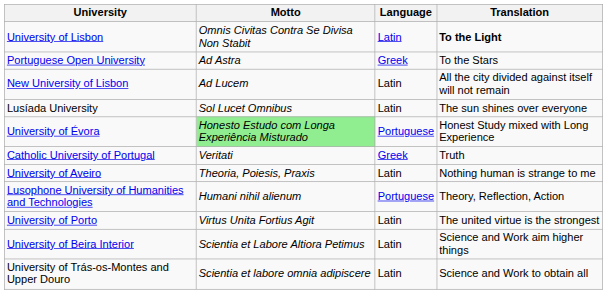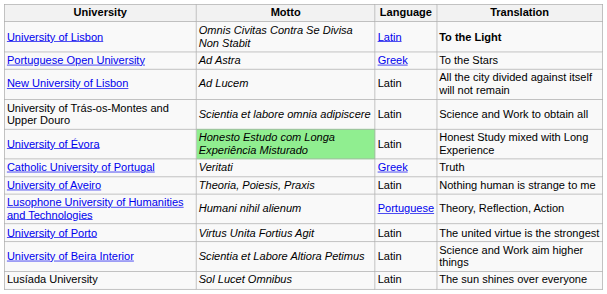rows swapped: (52, 108) <-> (88, 274)
(406, 131) Portuguese -> (390, 144) Latin
